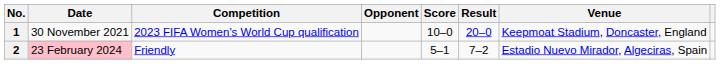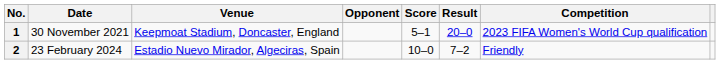columns swapped: (604, 13) <-> (246, 13)
(440, 31) 10–0 -> (421, 31) 5–1
(76, 50) pink background -> (76, 50) no background
(440, 50) 5–1 -> (421, 50) 10–0
